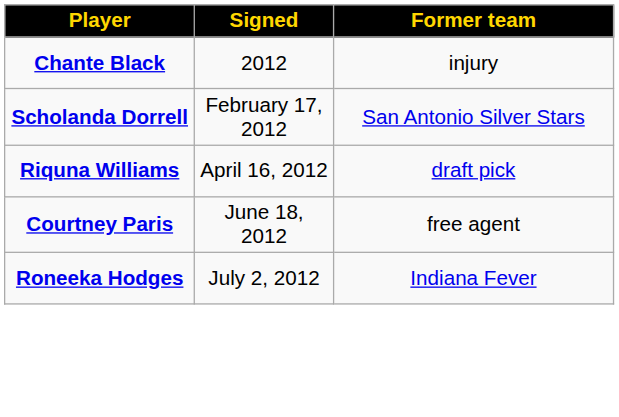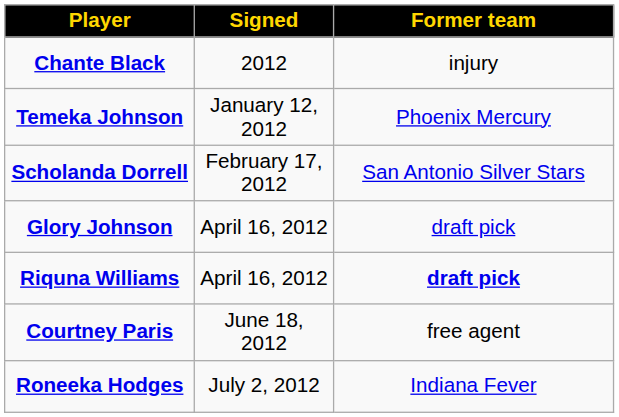+ row: (100, 116)
+ row: (100, 226)
(473, 170) normal -> (473, 278) bold
